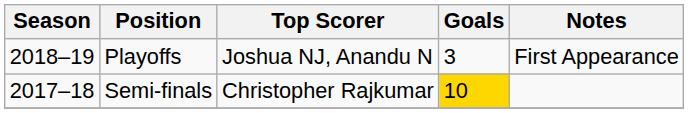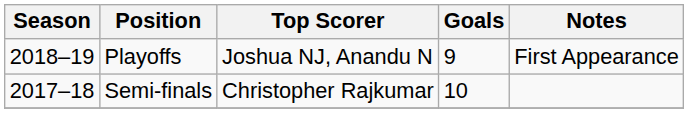(450, 56) 3 -> (450, 56) 9
(456, 90) gold background -> (456, 90) no background
